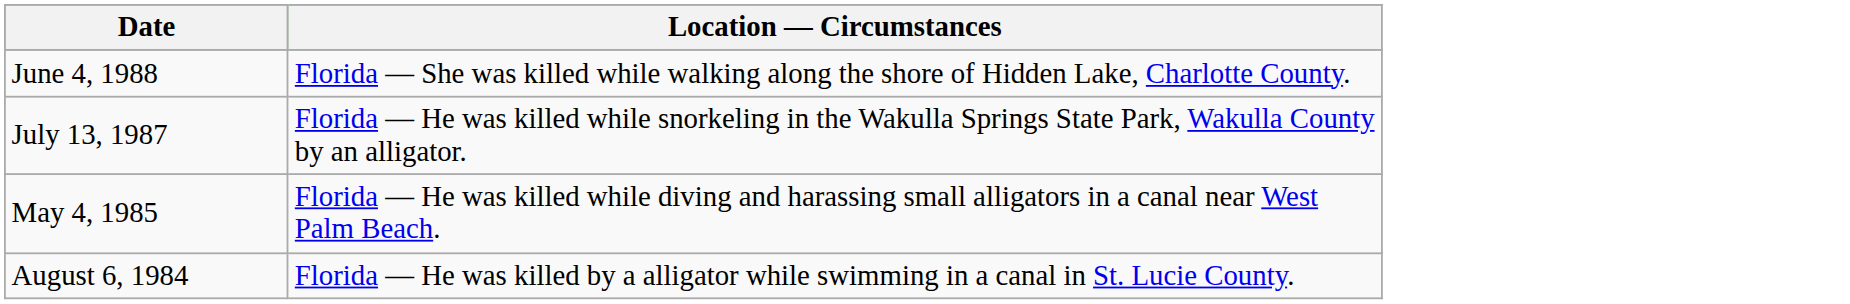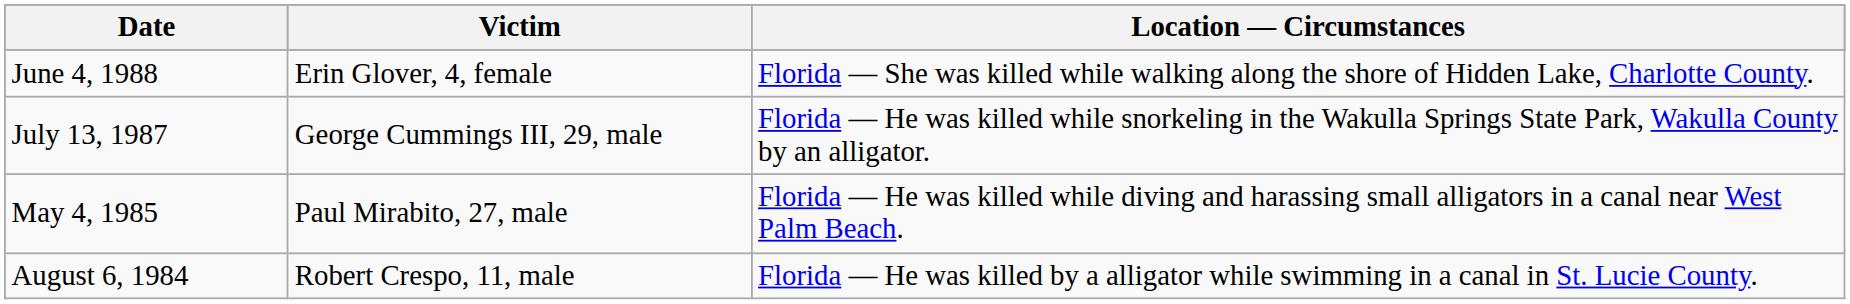+ column: (520, 27)
